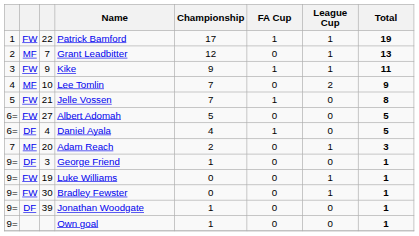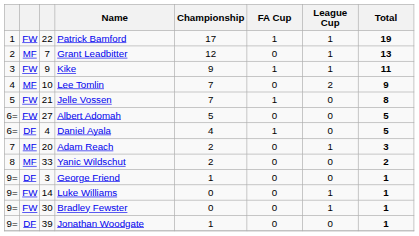+ row: (91, 162)
(47, 177) 19 -> (47, 192) 14
- row: (78, 223)
